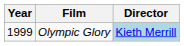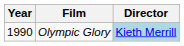(20, 31) 1999 -> (20, 31) 1990
